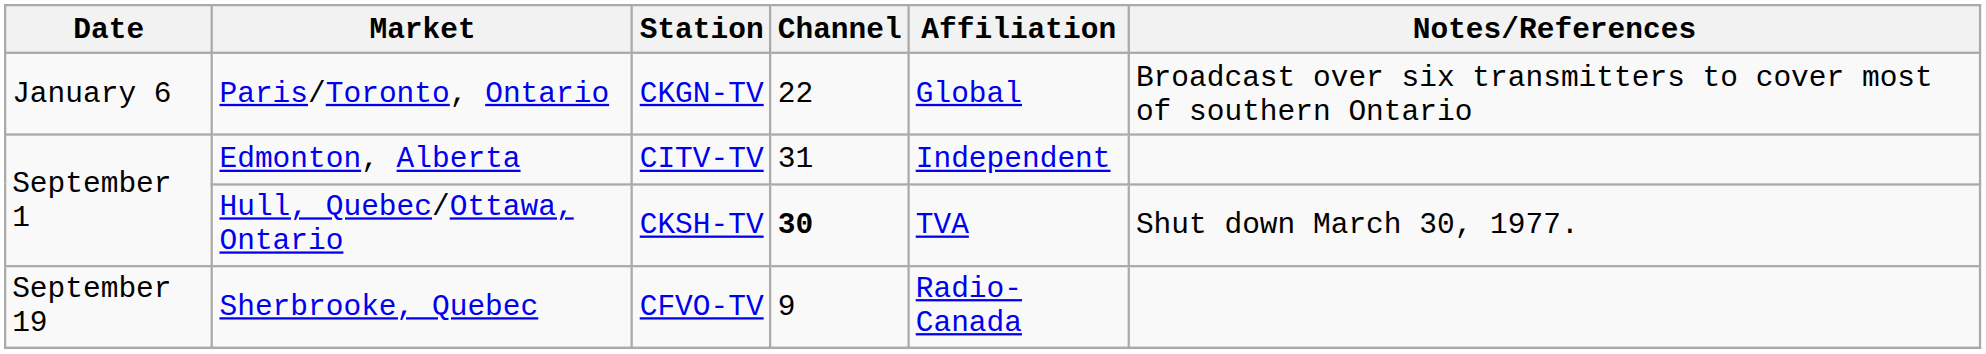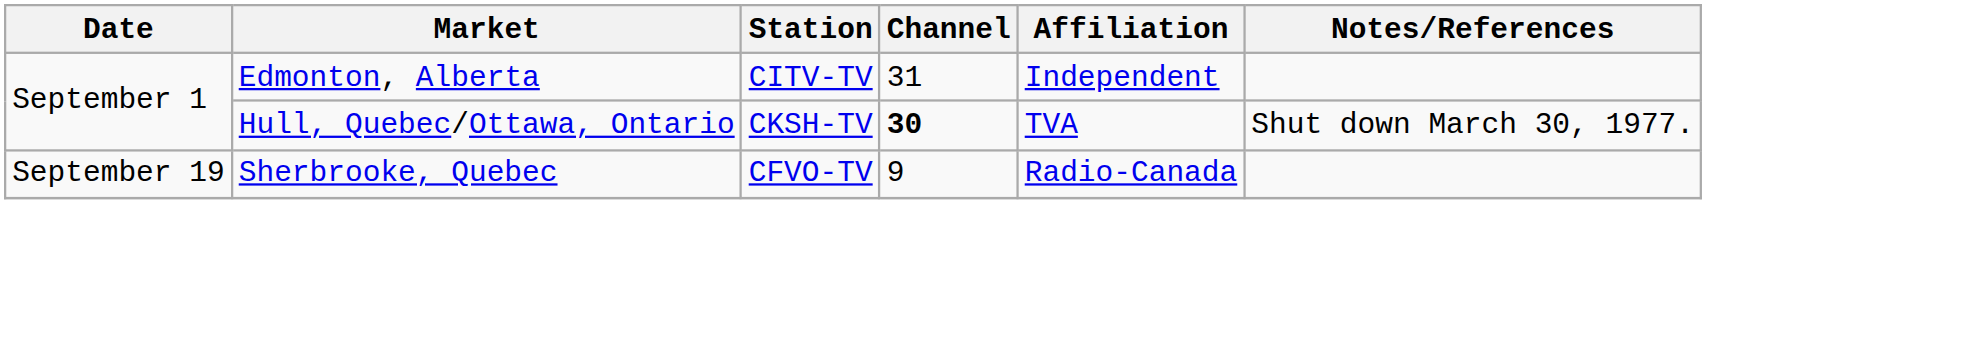- row: (414, 94)
